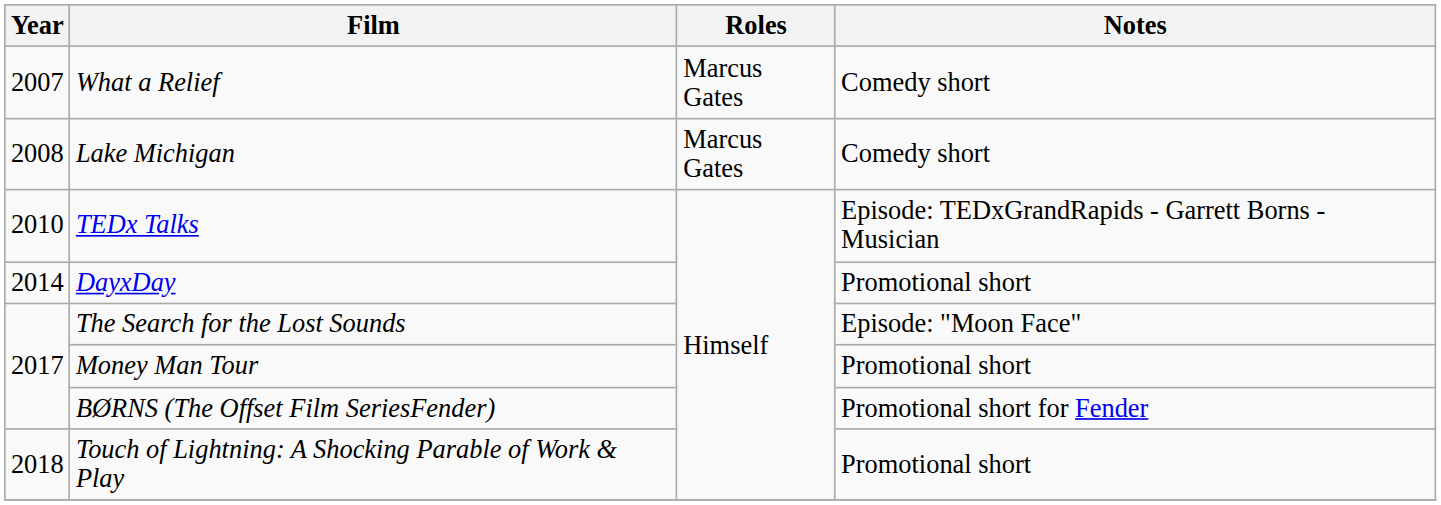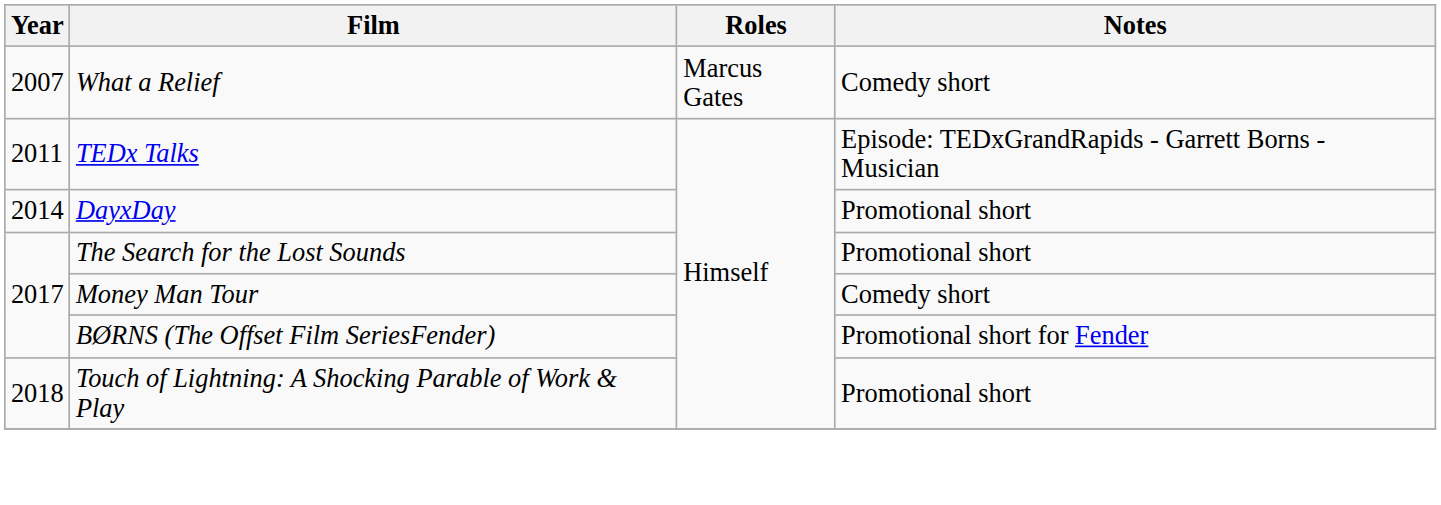- row: (155, 153)
(37, 225) 2010 -> (37, 153) 2011
(961, 323) Episode: "Moon Face" -> (936, 252) Promotional short
(936, 365) Promotional short -> (916, 294) Comedy short
